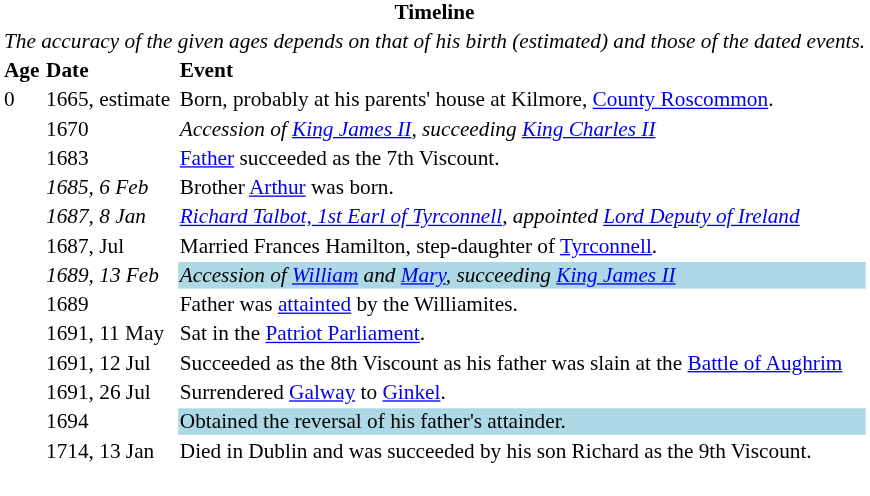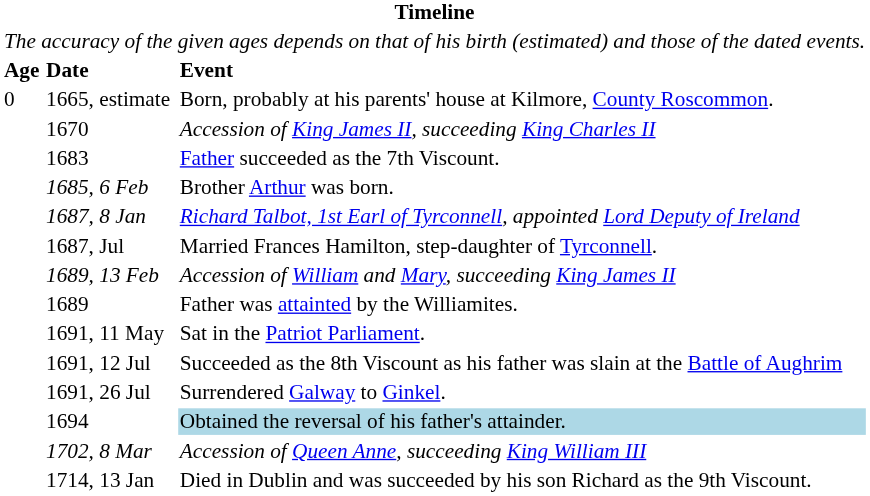(428, 275) lightblue background -> (428, 275) no background
+ row: (99, 450)
